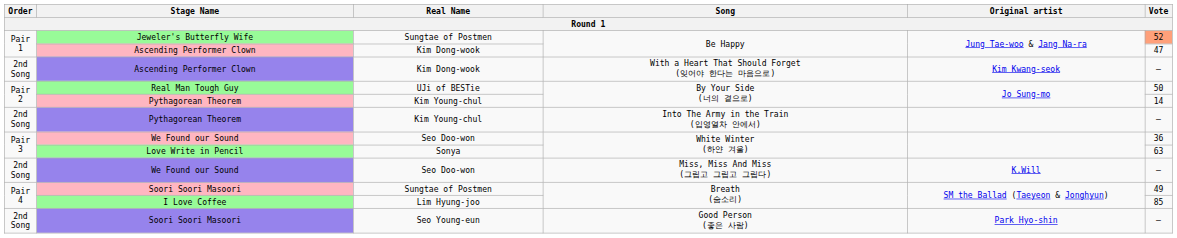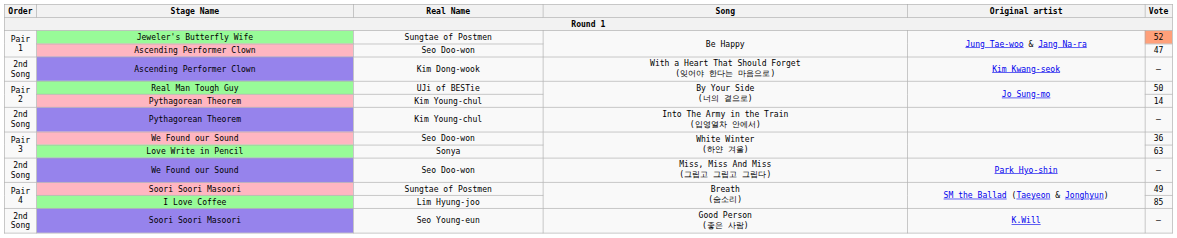(448, 50) Kim Dong-wook -> (448, 50) Seo Doo-won
(1026, 170) K.Will -> (1026, 170) Park Hyo-shin
(1026, 221) Park Hyo-shin -> (1026, 221) K.Will
